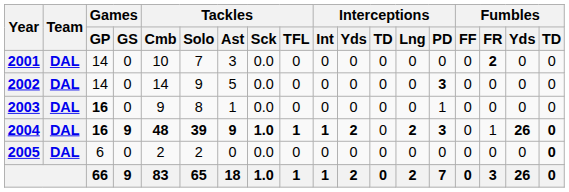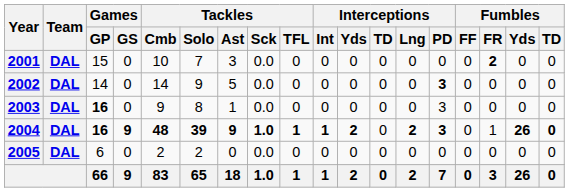(100, 61) 14 -> (100, 61) 15
(442, 107) 1 -> (442, 107) 3
(552, 152) bold -> (552, 152) normal
